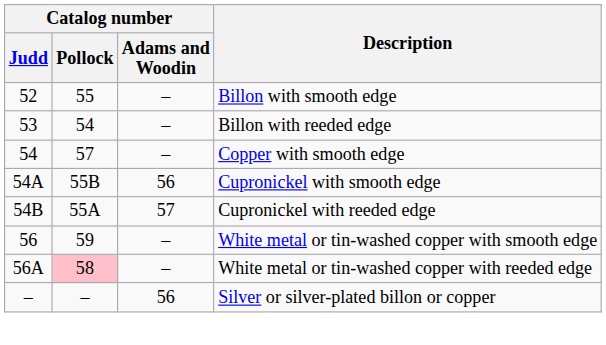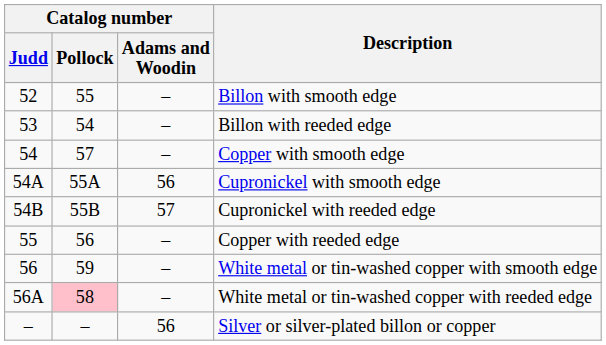(85, 182) 55B -> (85, 182) 55A
(85, 211) 55A -> (85, 211) 55B
+ row: (309, 239)
